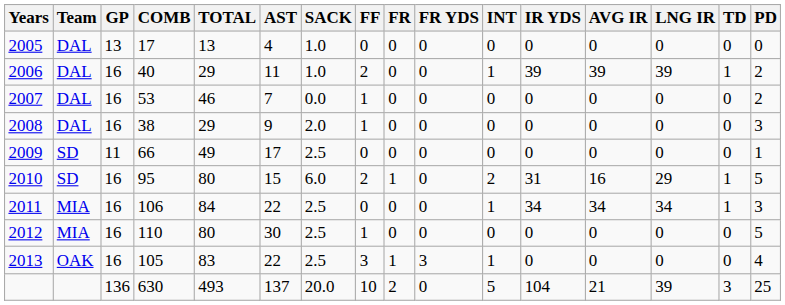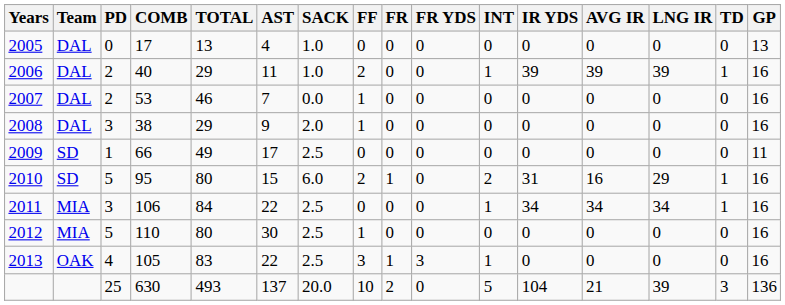columns swapped: (117, 17) <-> (766, 17)
